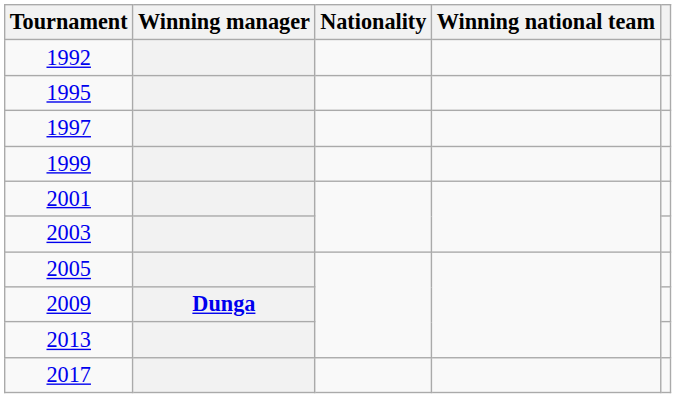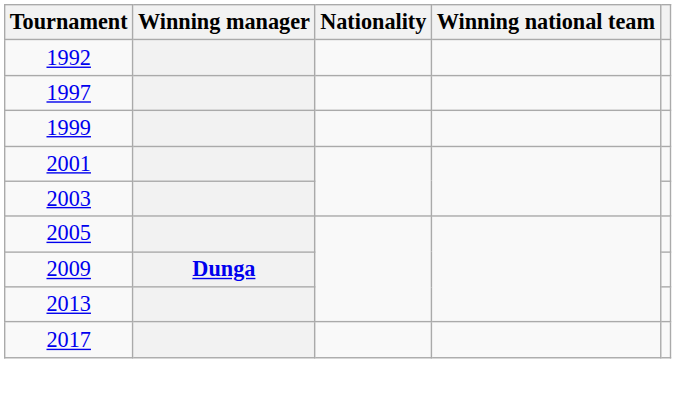- row: (69, 92)
